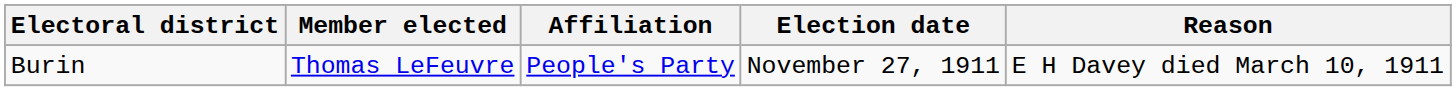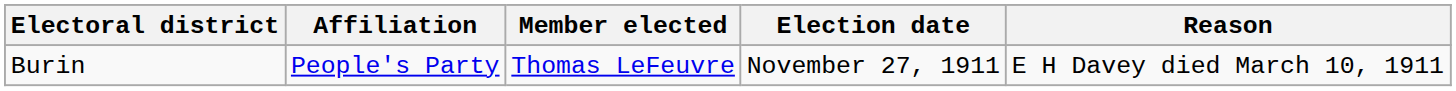columns swapped: (403, 25) <-> (631, 25)
